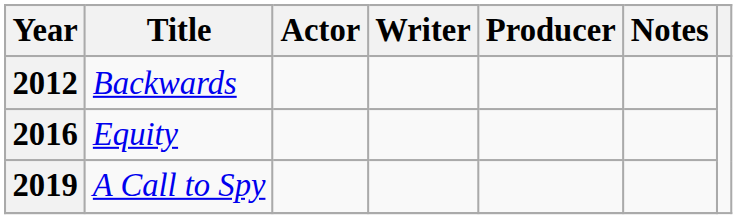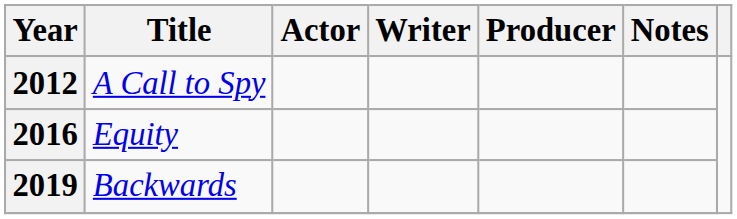(165, 82) Backwards -> (179, 82) A Call to Spy
(179, 185) A Call to Spy -> (165, 185) Backwards
